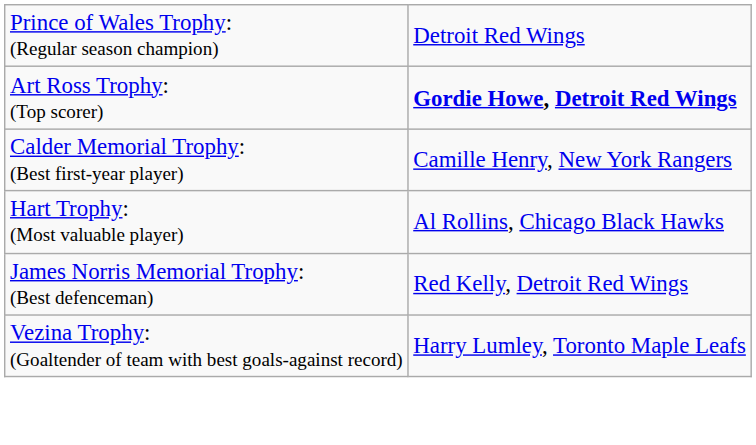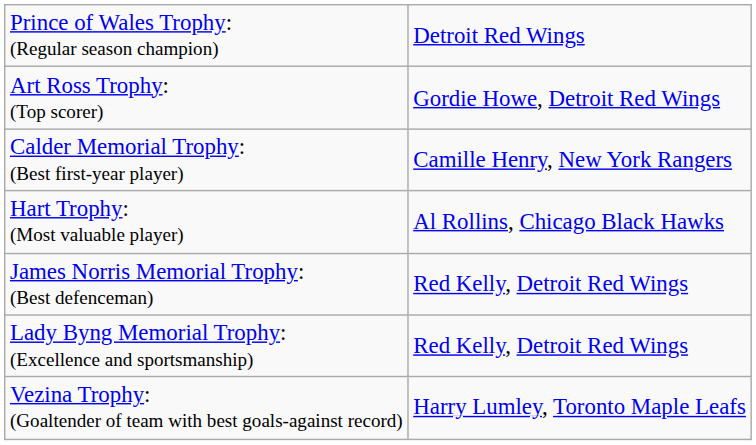(575, 97) bold -> (567, 97) normal
+ row: (148, 345)
